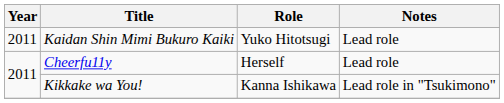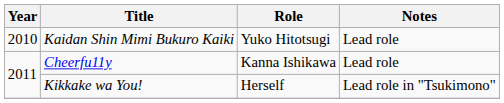(22, 39) 2011 -> (23, 39) 2010
(263, 62) Herself -> (288, 62) Kanna Ishikawa
(288, 86) Kanna Ishikawa -> (263, 86) Herself
